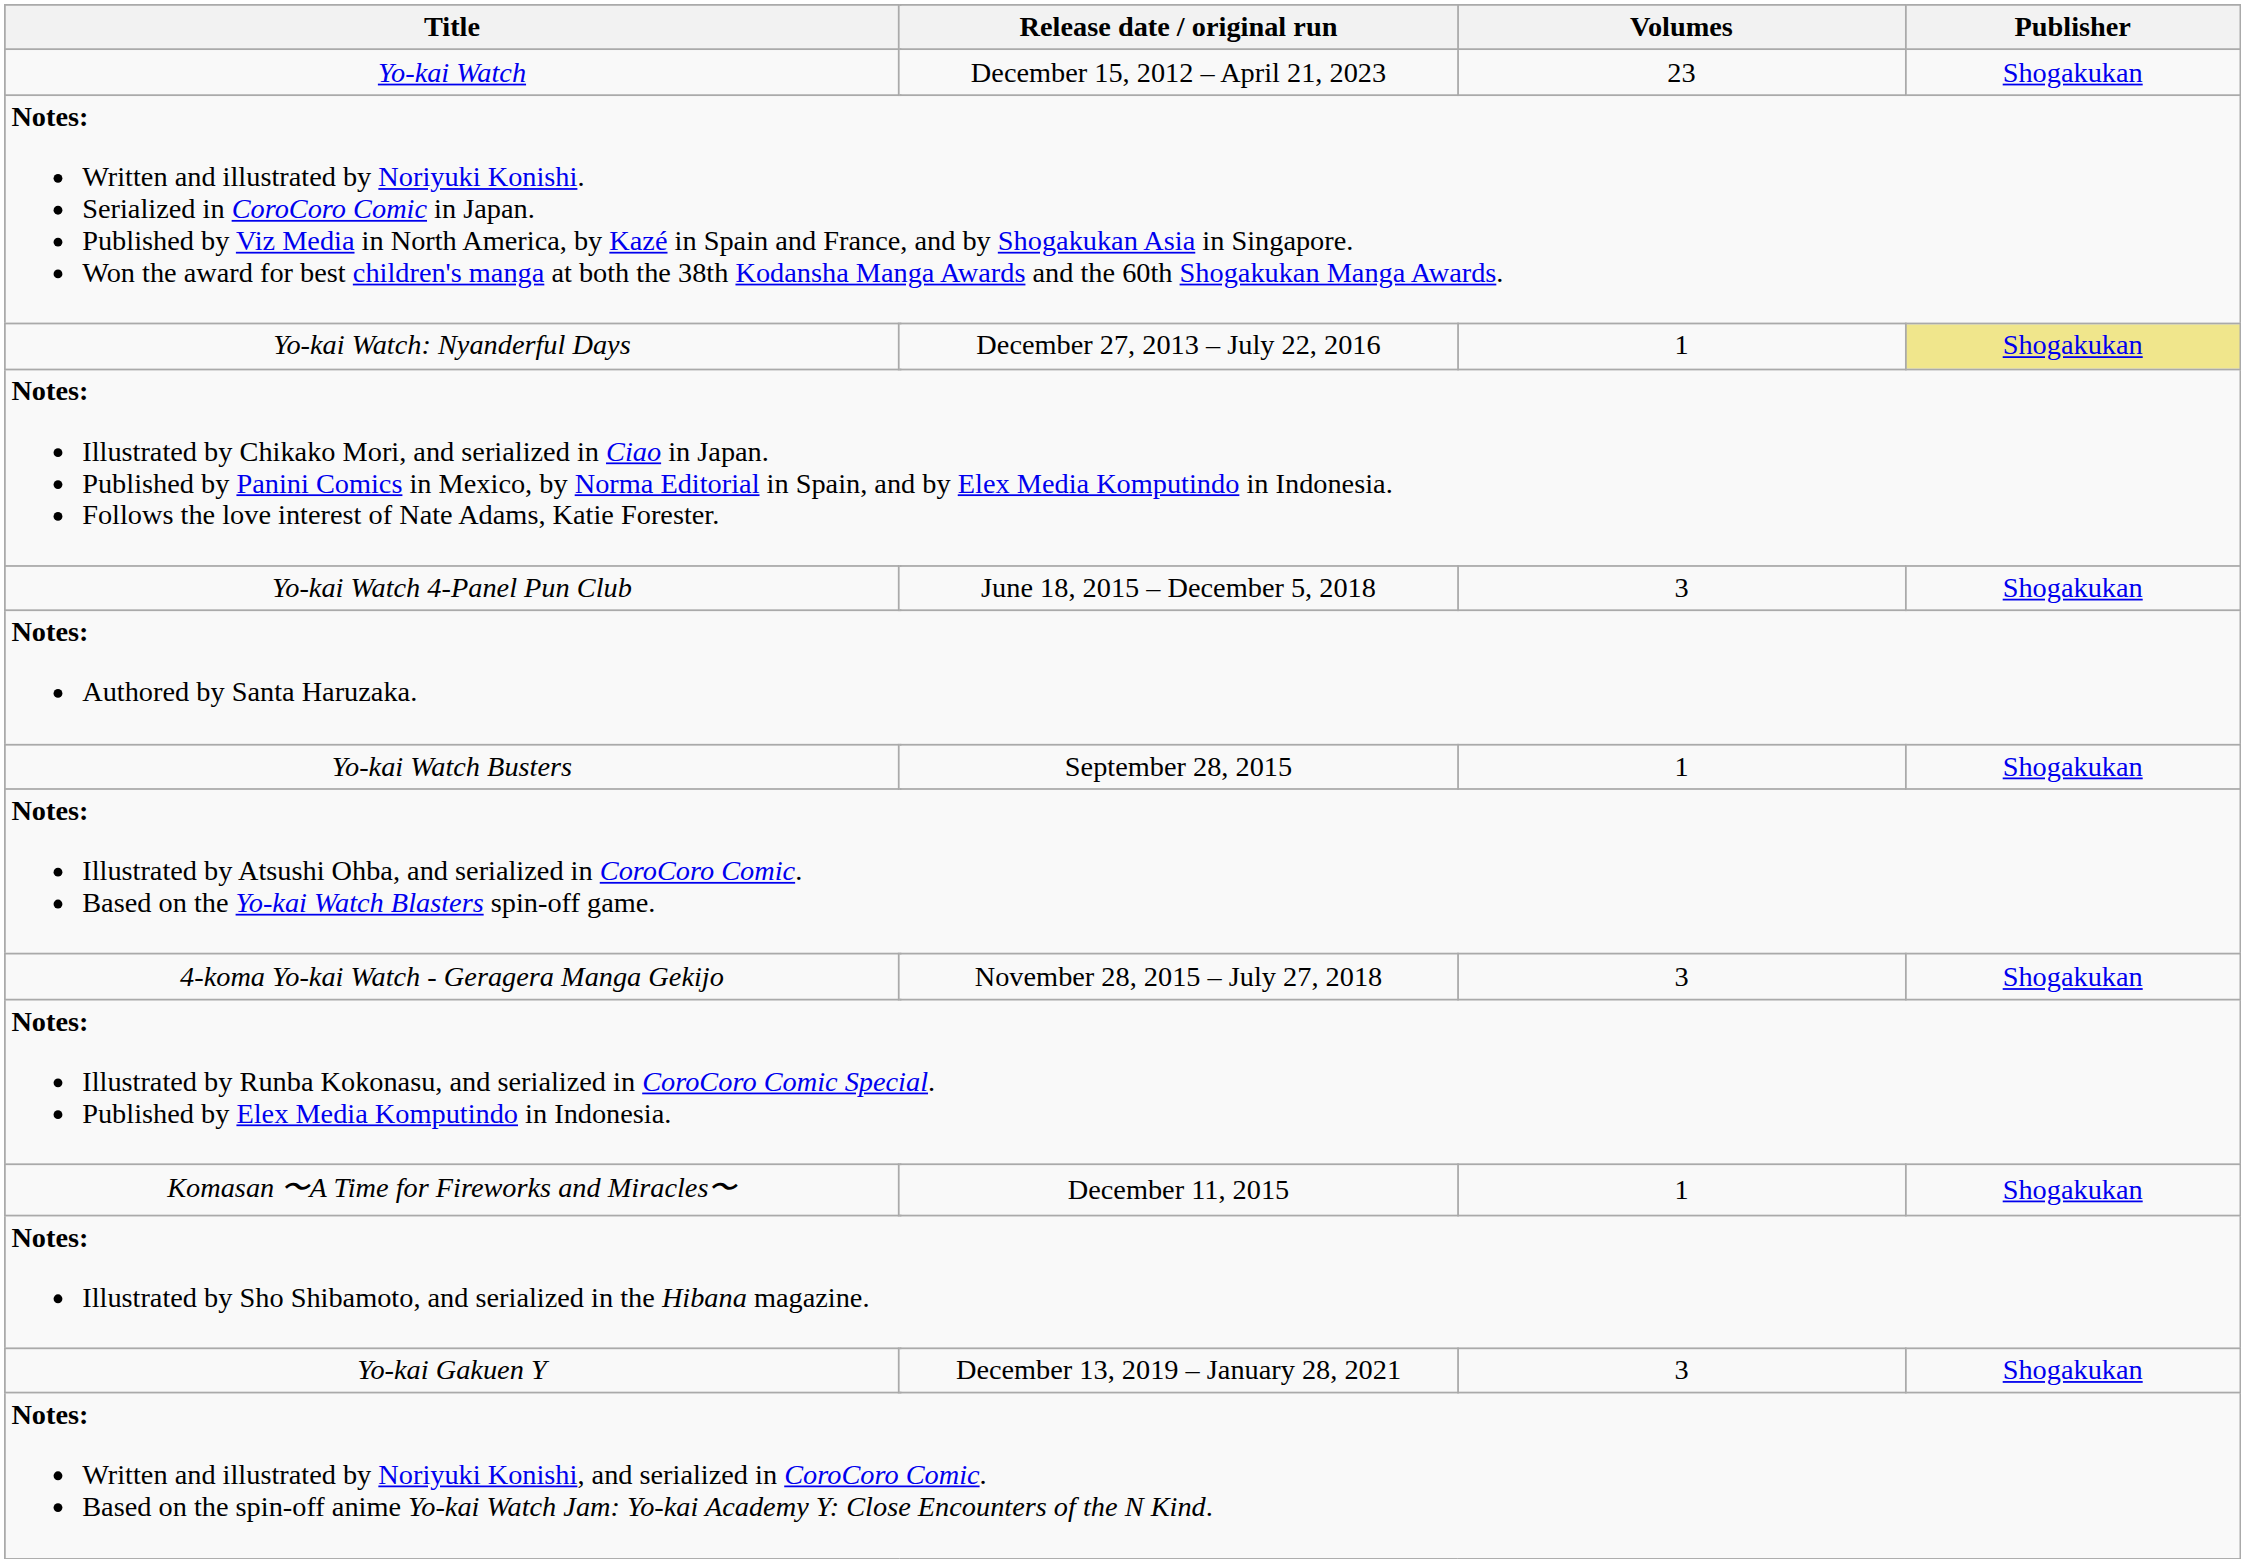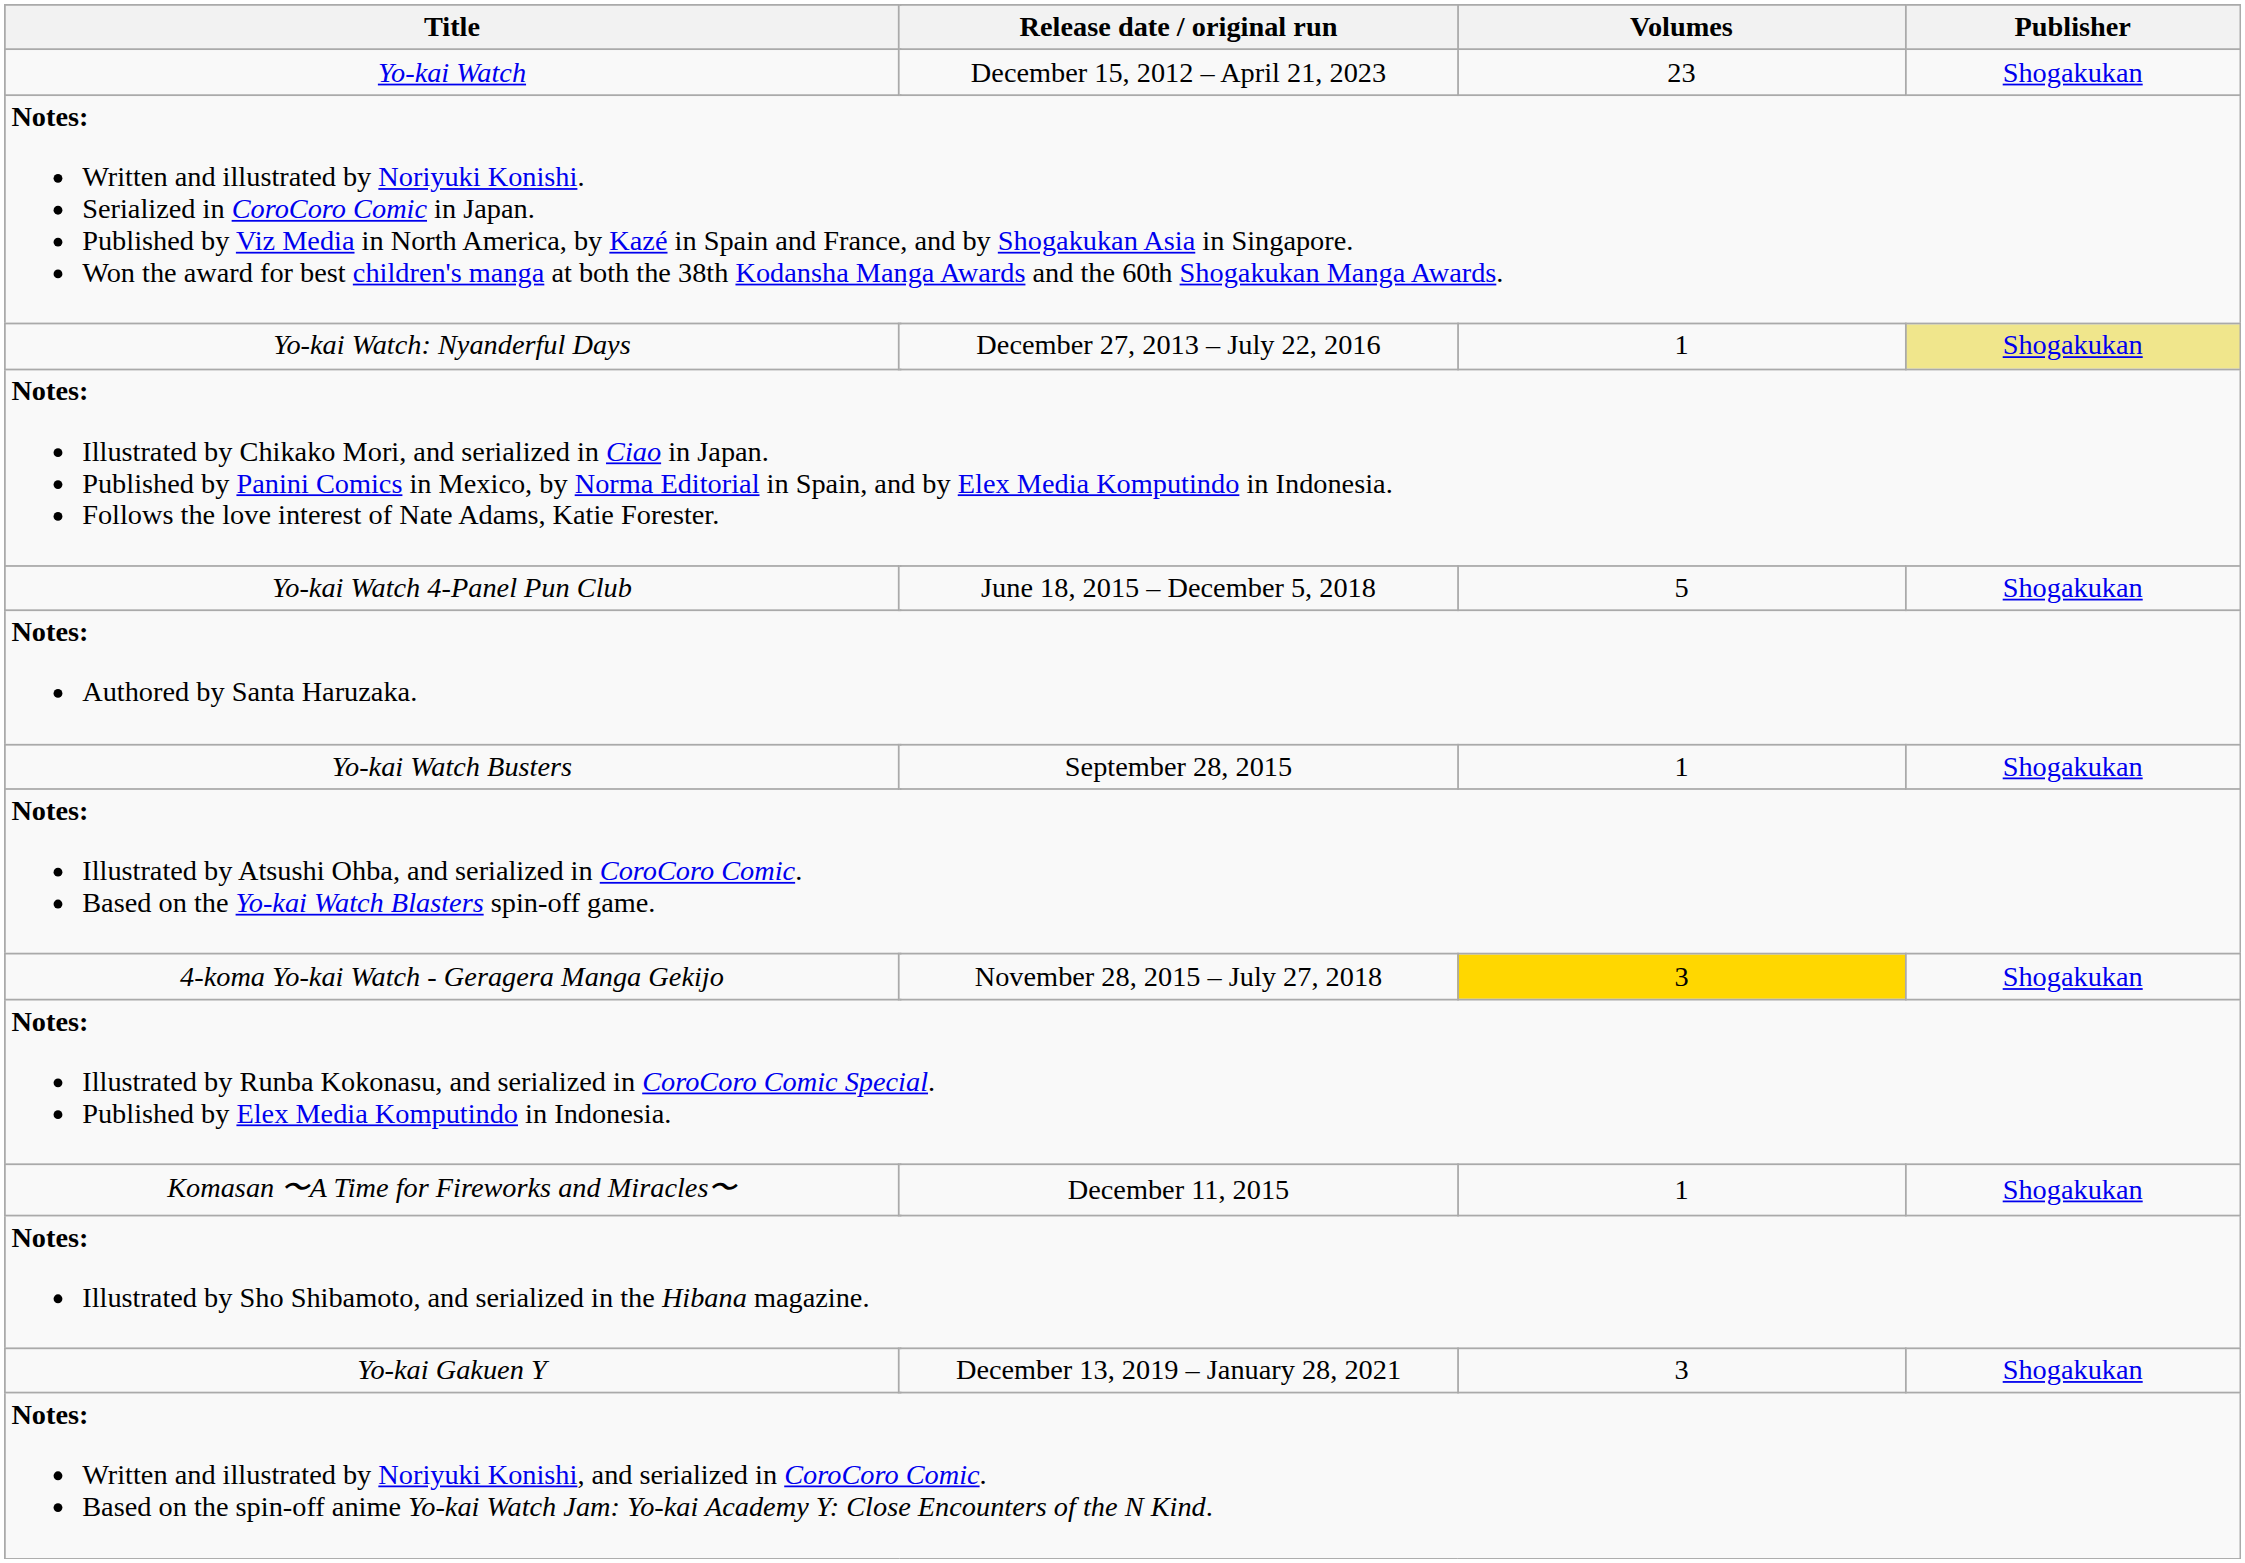(1681, 587) 3 -> (1681, 587) 5
(1681, 976) no background -> (1681, 976) gold background
